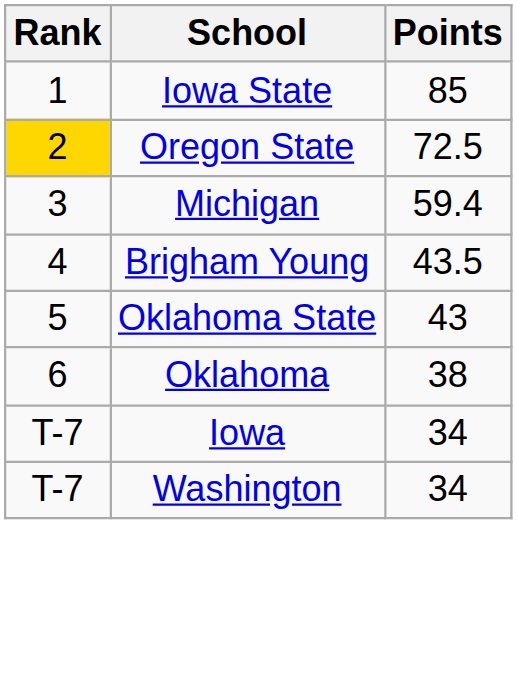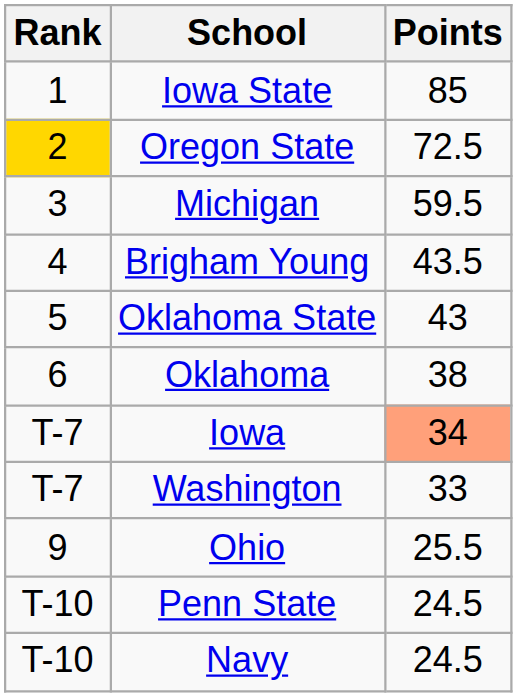(448, 204) 59.4 -> (448, 204) 59.5
(448, 432) no background -> (448, 432) lightsalmon background
(448, 489) 34 -> (448, 489) 33
+ row: (247, 546)
+ row: (247, 603)
+ row: (247, 661)
